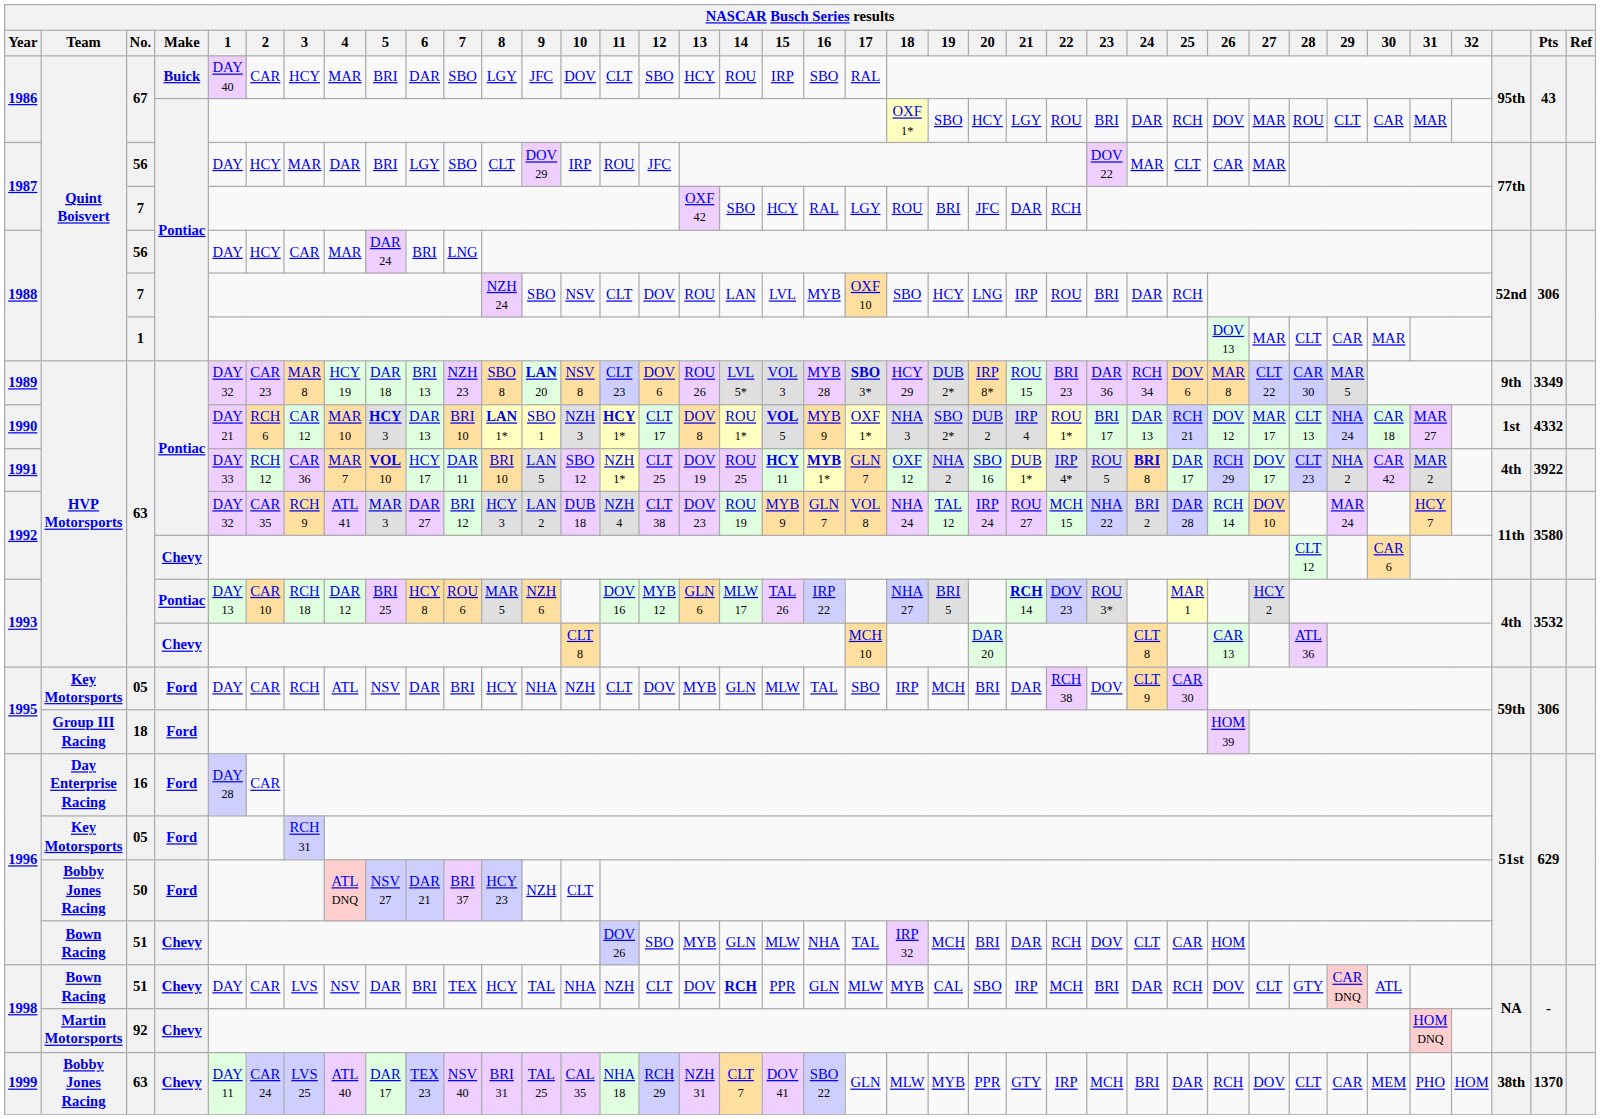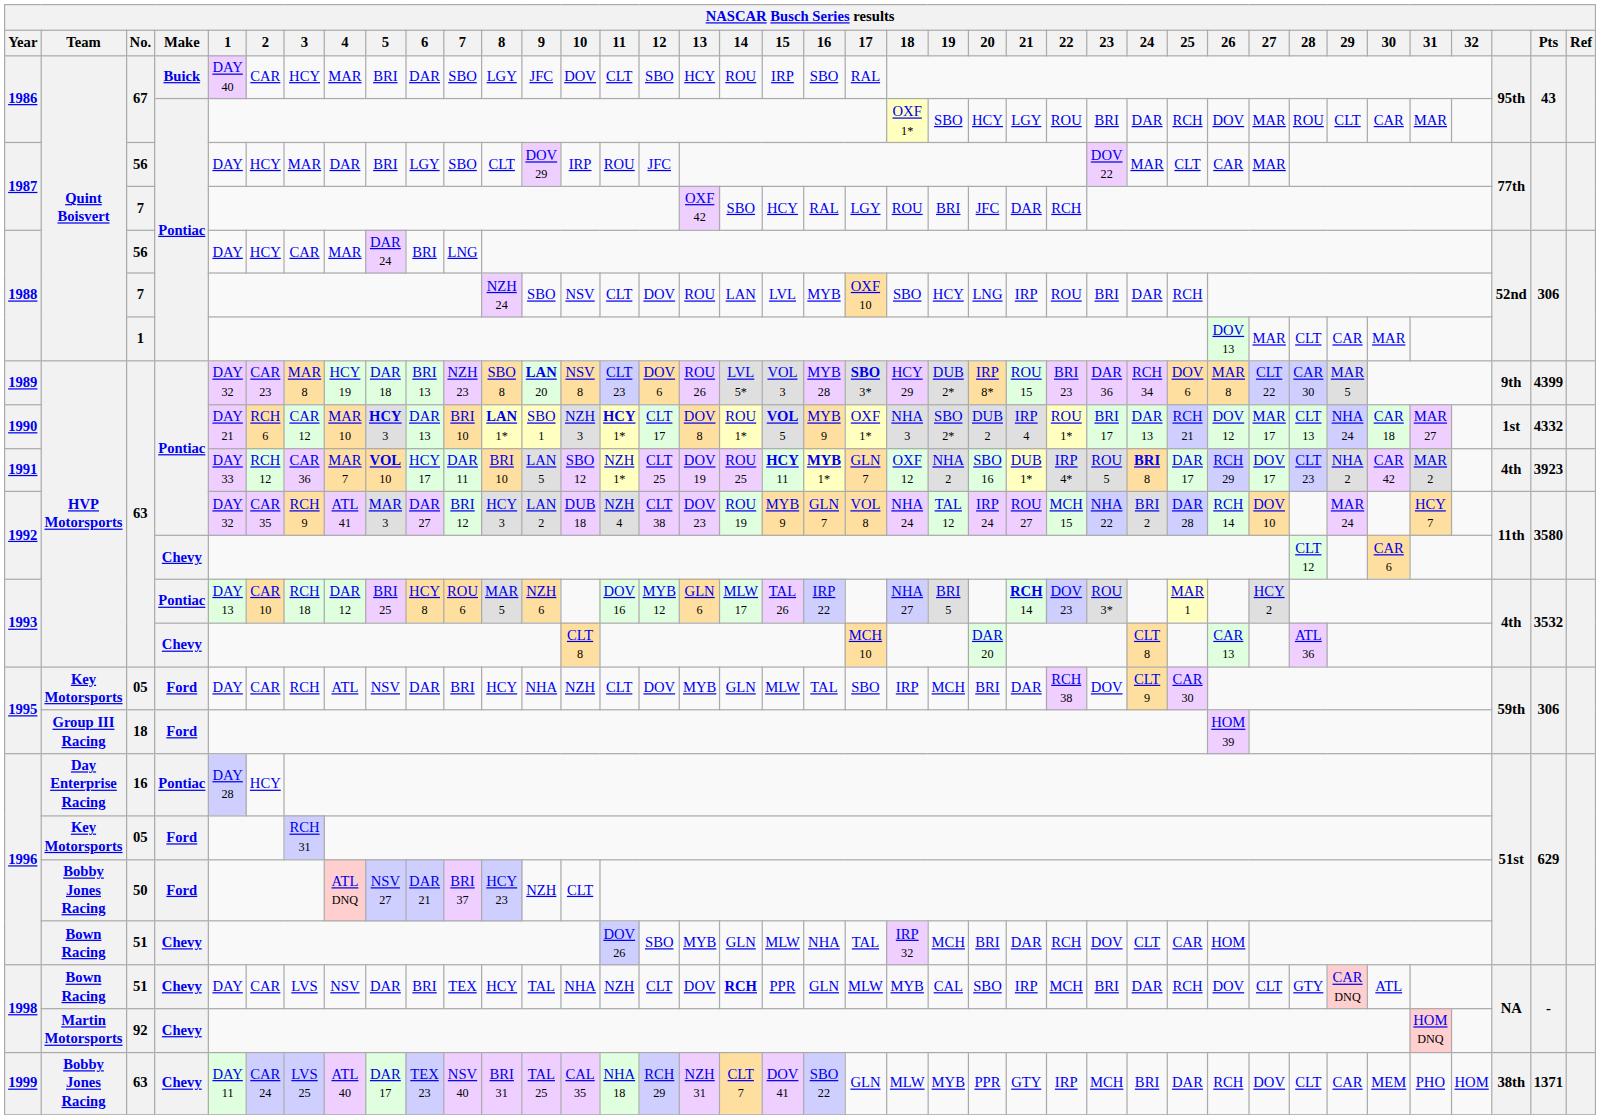(1548, 382) 3349 -> (1548, 382) 4399
(1548, 469) 3922 -> (1548, 469) 3923
(182, 784) Ford -> (182, 784) Pontiac
(265, 784) CAR -> (265, 784) HCY
(1548, 1083) 1370 -> (1548, 1083) 1371
